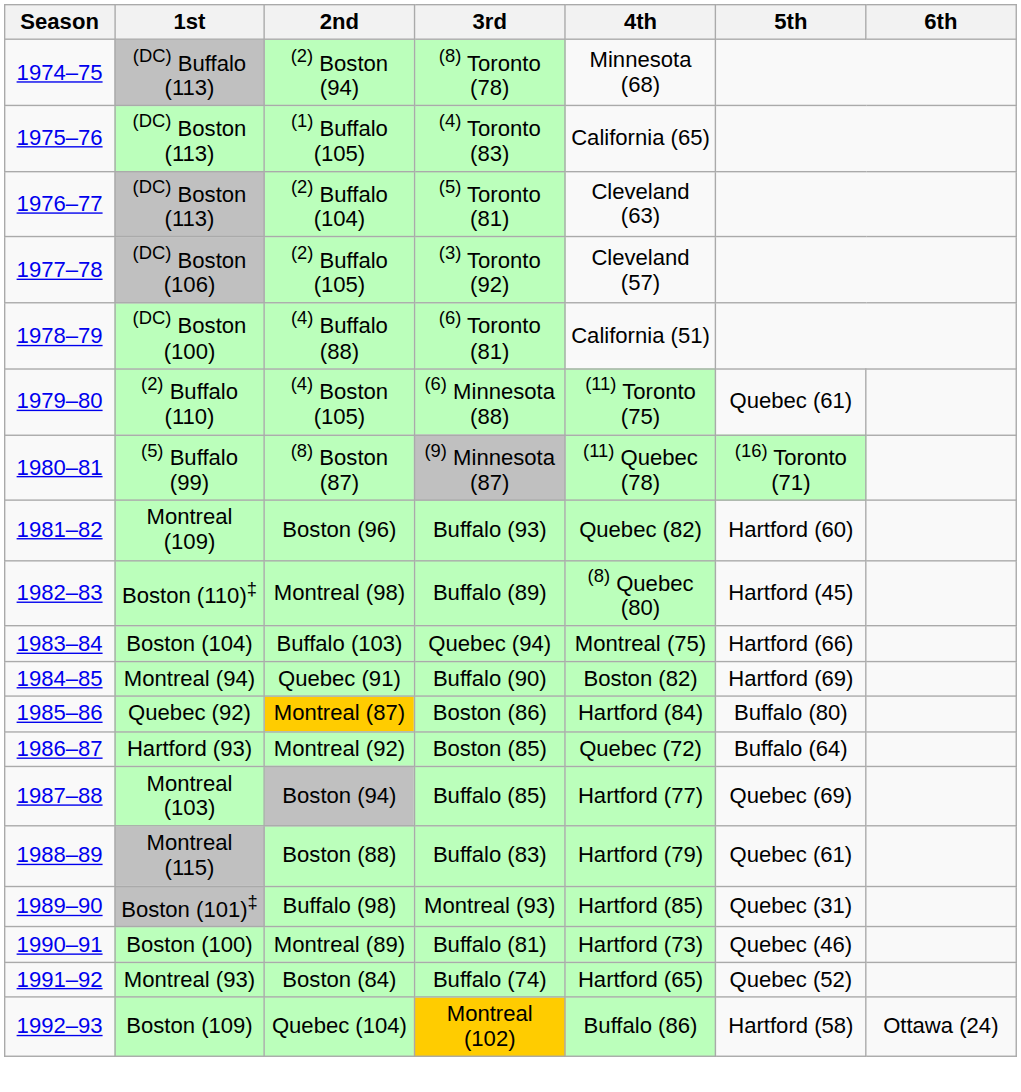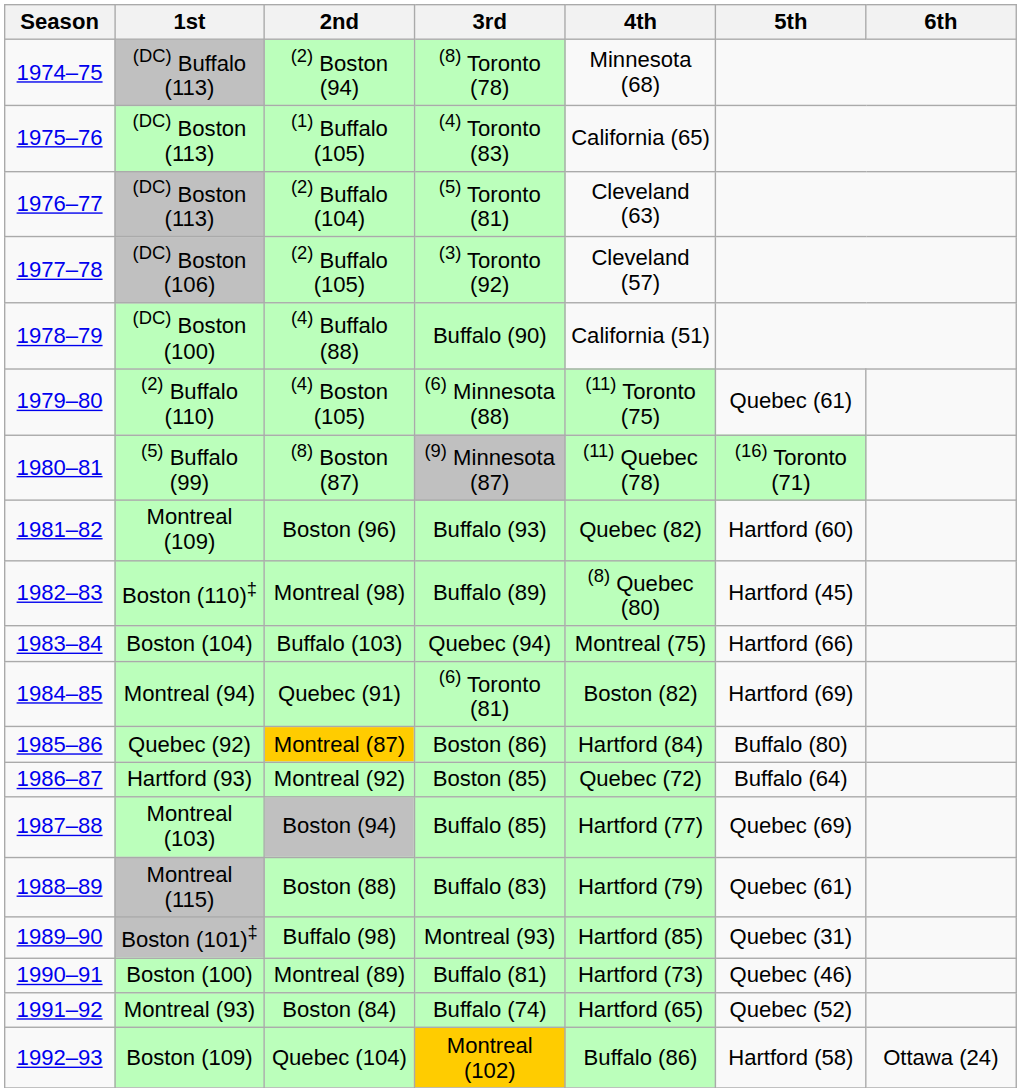(490, 335) (6) Toronto (81) -> (490, 335) Buffalo (90)
(490, 678) Buffalo (90) -> (490, 693) (6) Toronto (81)
